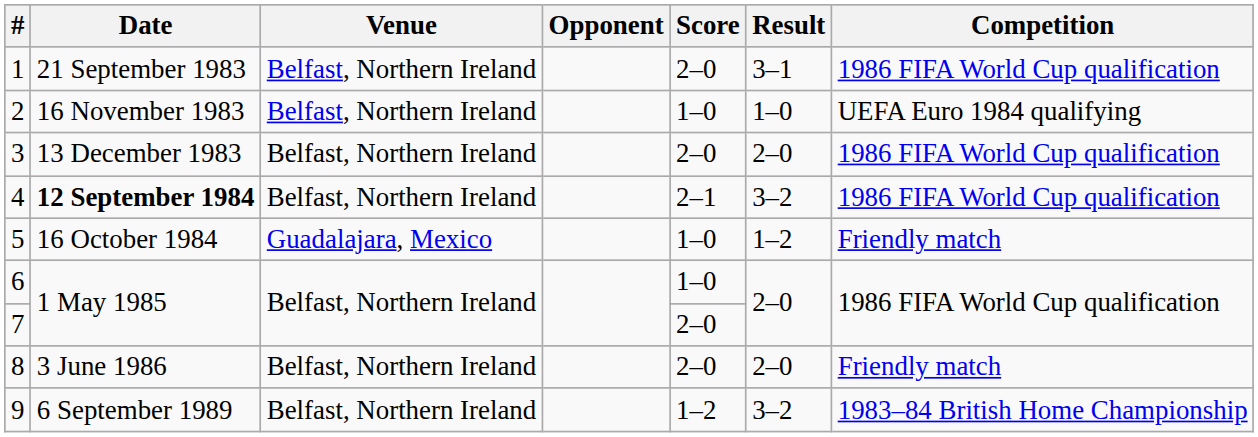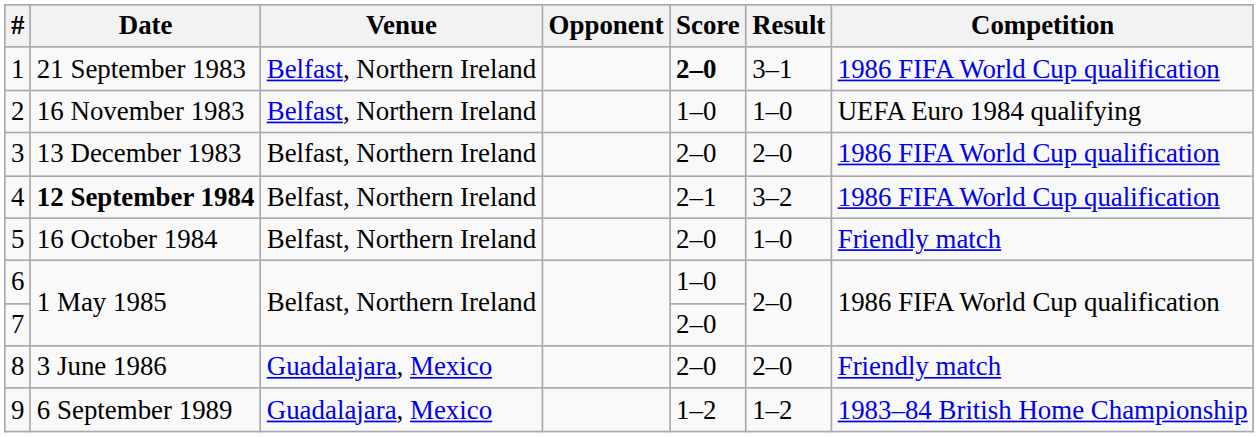(696, 68) normal -> (696, 68) bold
(379, 238) Guadalajara, Mexico -> (401, 238) Belfast, Northern Ireland
(696, 238) 1–0 -> (696, 238) 2–0
(772, 238) 1–2 -> (772, 238) 1–0
(401, 366) Belfast, Northern Ireland -> (379, 366) Guadalajara, Mexico
(401, 409) Belfast, Northern Ireland -> (379, 409) Guadalajara, Mexico
(772, 409) 3–2 -> (772, 409) 1–2
